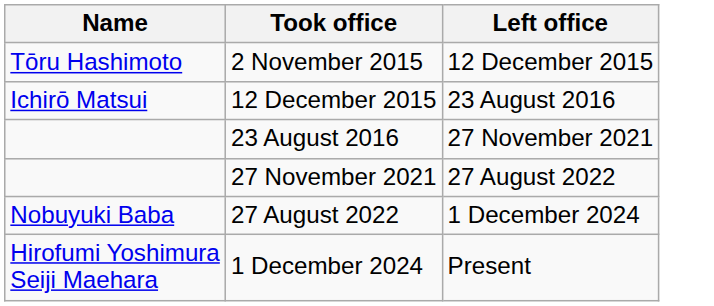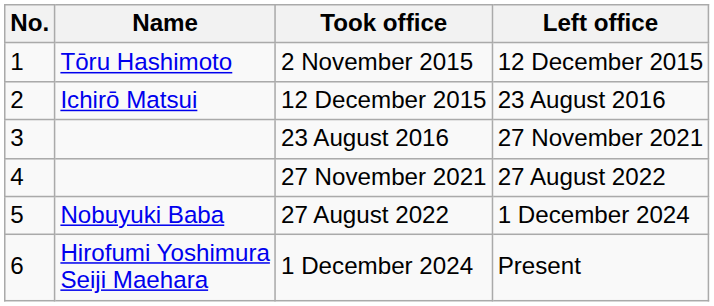+ column: (30, 23)
